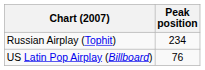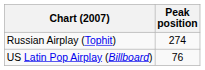(177, 40) 234 -> (177, 40) 274
